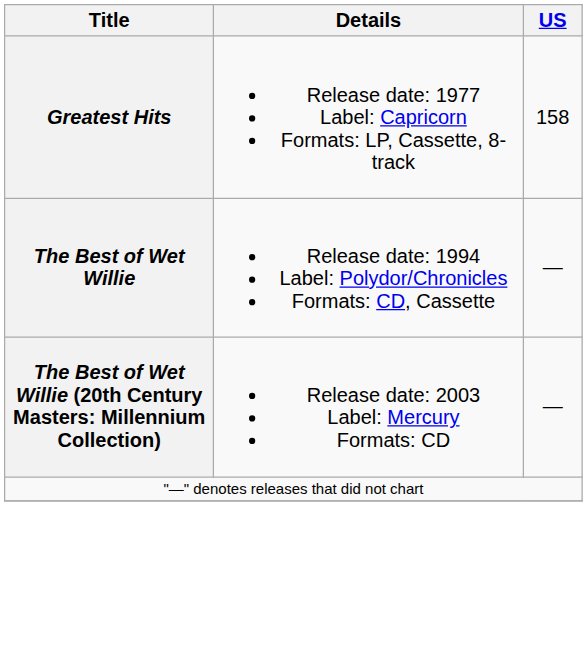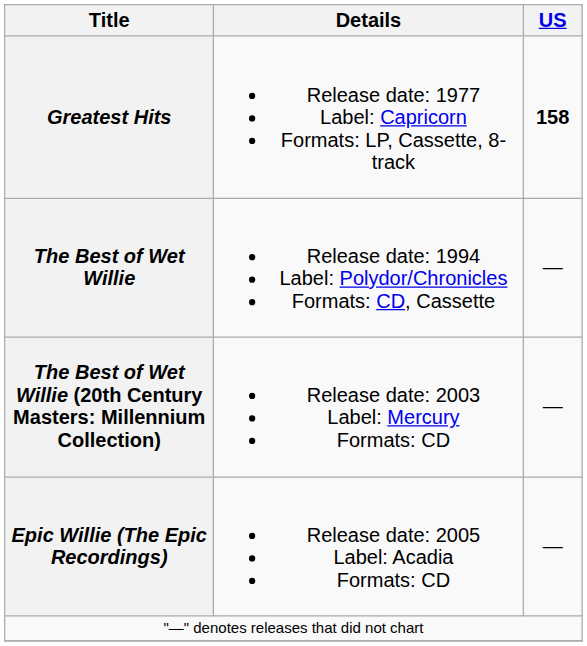(553, 117) normal -> (553, 117) bold
+ row: (109, 545)
